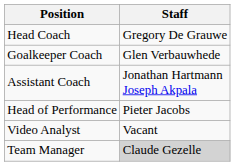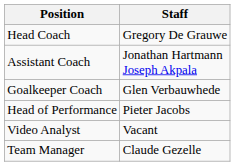rows swapped: (49, 82) <-> (55, 55)
(162, 150) lightgrey background -> (162, 150) no background
